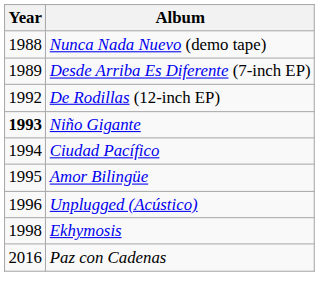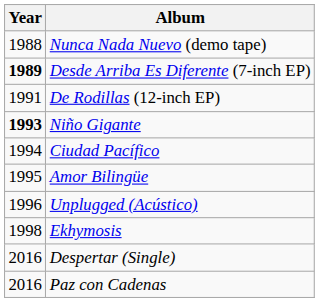(25, 71) normal -> (25, 71) bold
(25, 97) 1992 -> (25, 97) 1991
+ row: (112, 257)
